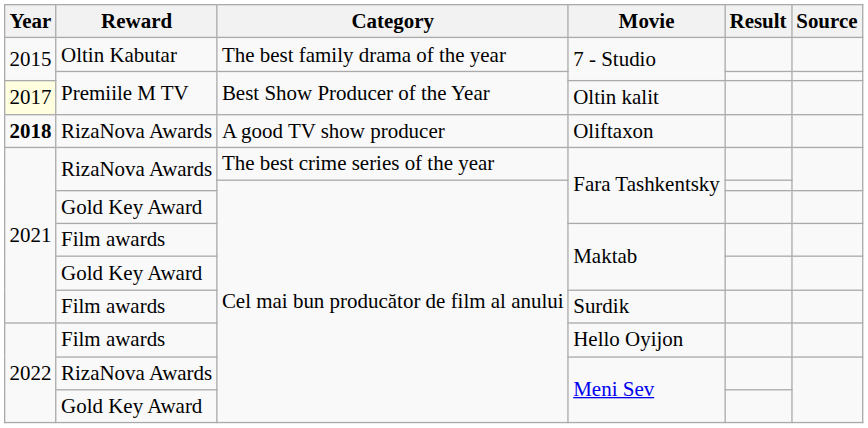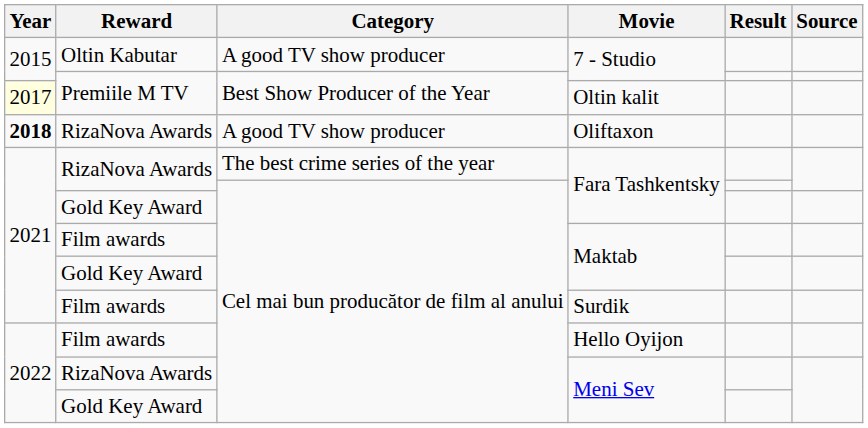(364, 54) The best family drama of the year -> (333, 54) A good TV show producer
